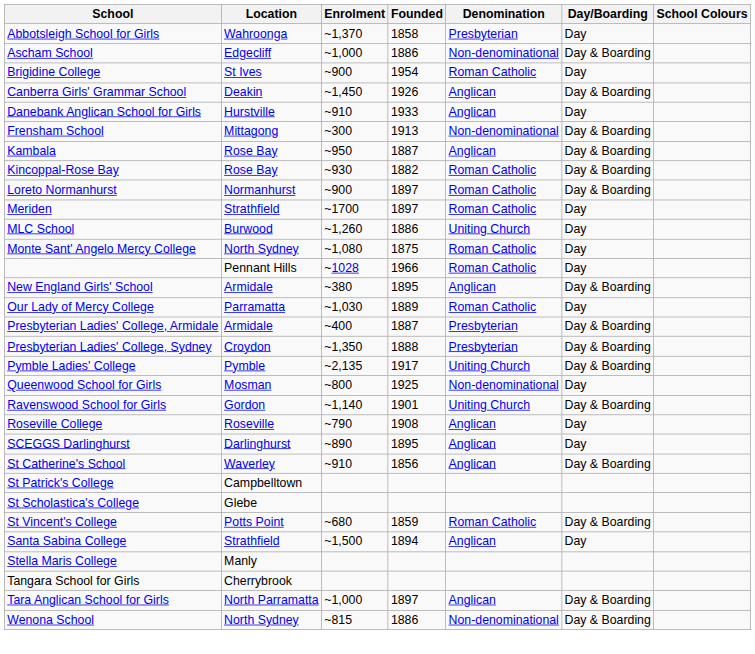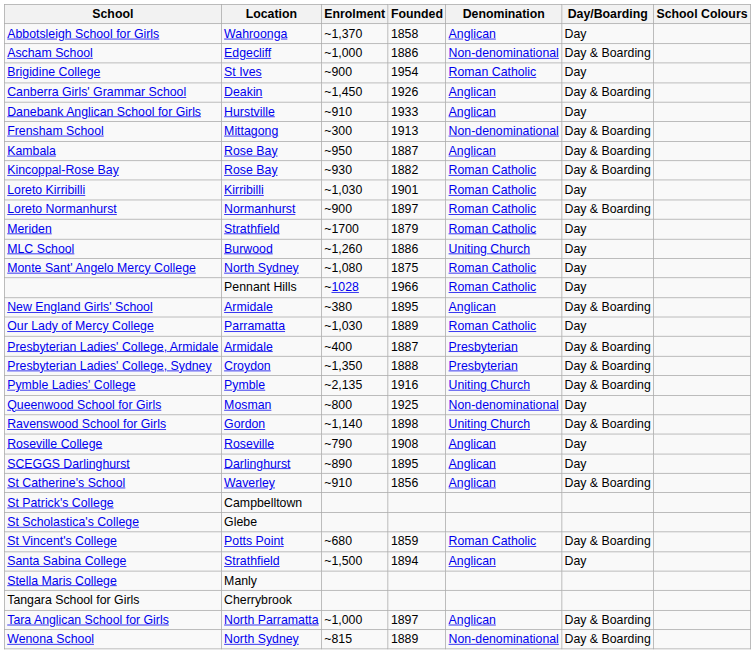(483, 33) Presbyterian -> (472, 33) Anglican
+ row: (46, 190)
(405, 209) 1897 -> (405, 229) 1879
(405, 365) 1917 -> (405, 385) 1916
(405, 405) 1901 -> (405, 424) 1898
(405, 619) 1886 -> (405, 639) 1889
